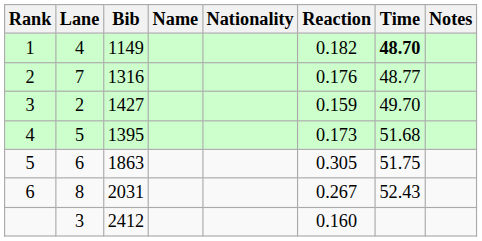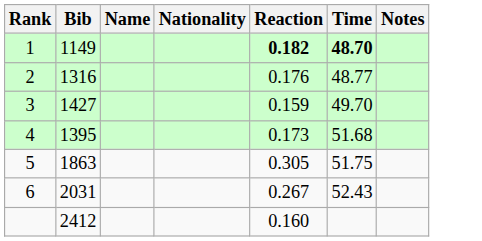- column: (80, 18)
(337, 47) normal -> (289, 47) bold
